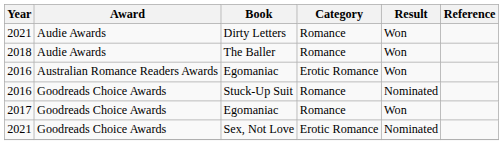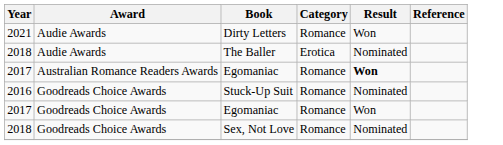(323, 52) Romance -> (317, 52) Erotica
(395, 52) Won -> (380, 52) Nominated
(19, 71) 2016 -> (19, 71) 2017
(339, 71) Erotic Romance -> (323, 71) Romance
(395, 71) normal -> (366, 71) bold
(19, 129) 2021 -> (19, 129) 2018
(339, 129) Erotic Romance -> (323, 129) Romance
